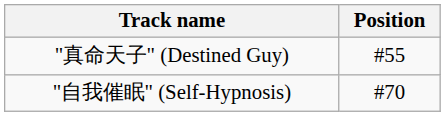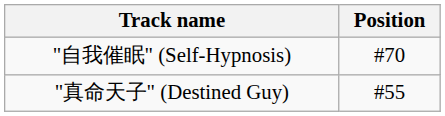rows swapped: (172, 55) <-> (172, 92)
